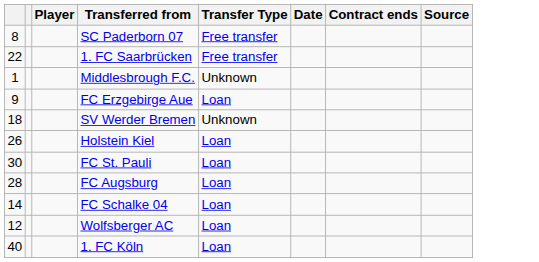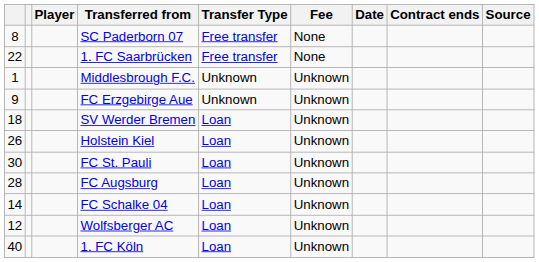+ column: (321, 15)
(216, 99) Loan -> (229, 99) Unknown
(229, 120) Unknown -> (216, 120) Loan
